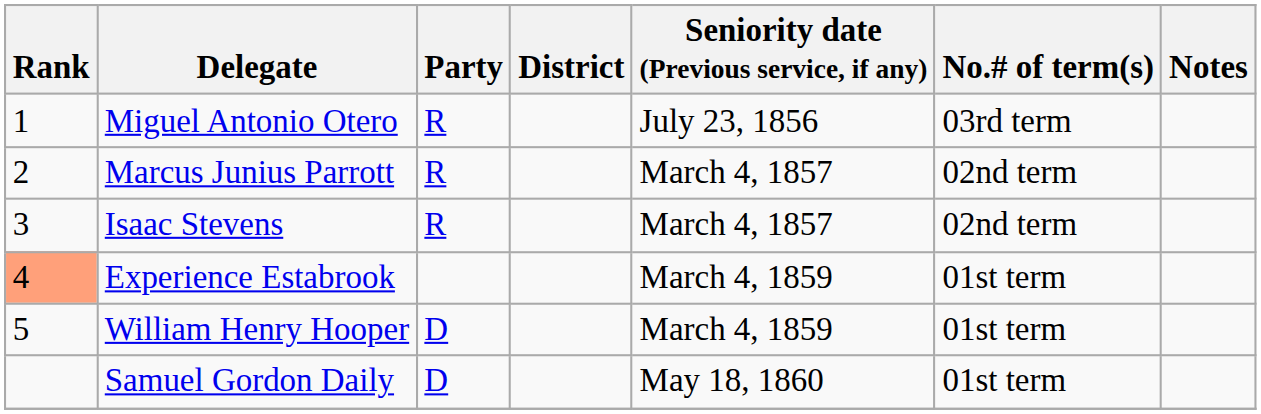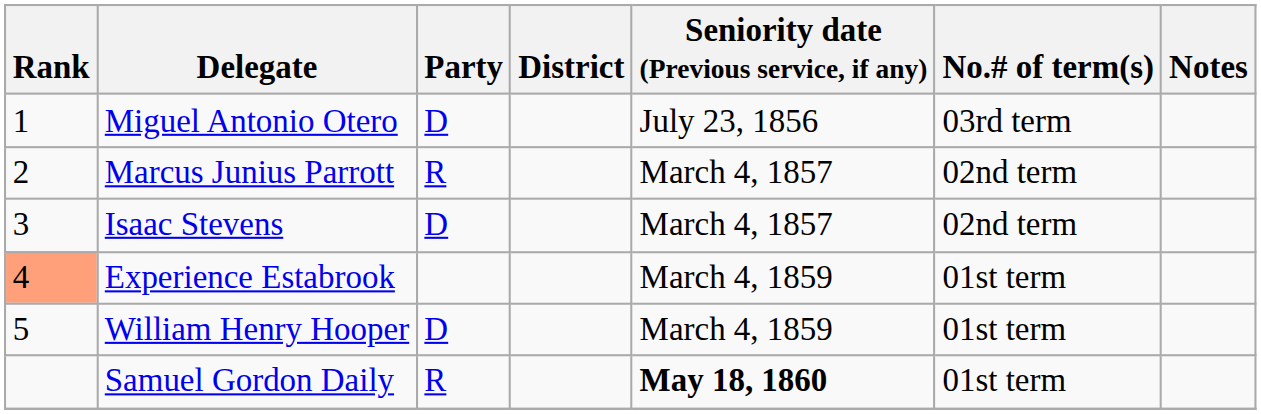(435, 119) R -> (436, 119) D
(435, 224) R -> (436, 224) D
(436, 381) D -> (435, 381) R
(732, 381) normal -> (733, 381) bold
